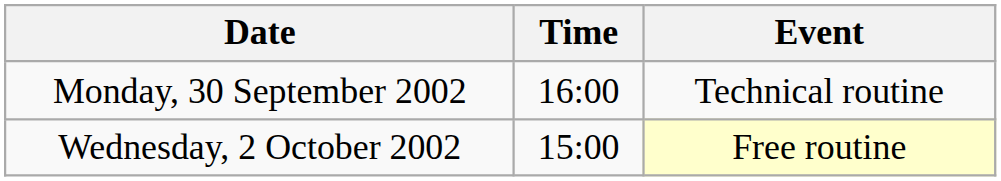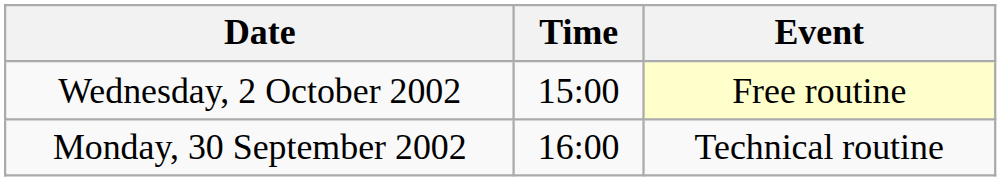rows swapped: (260, 89) <-> (260, 146)
